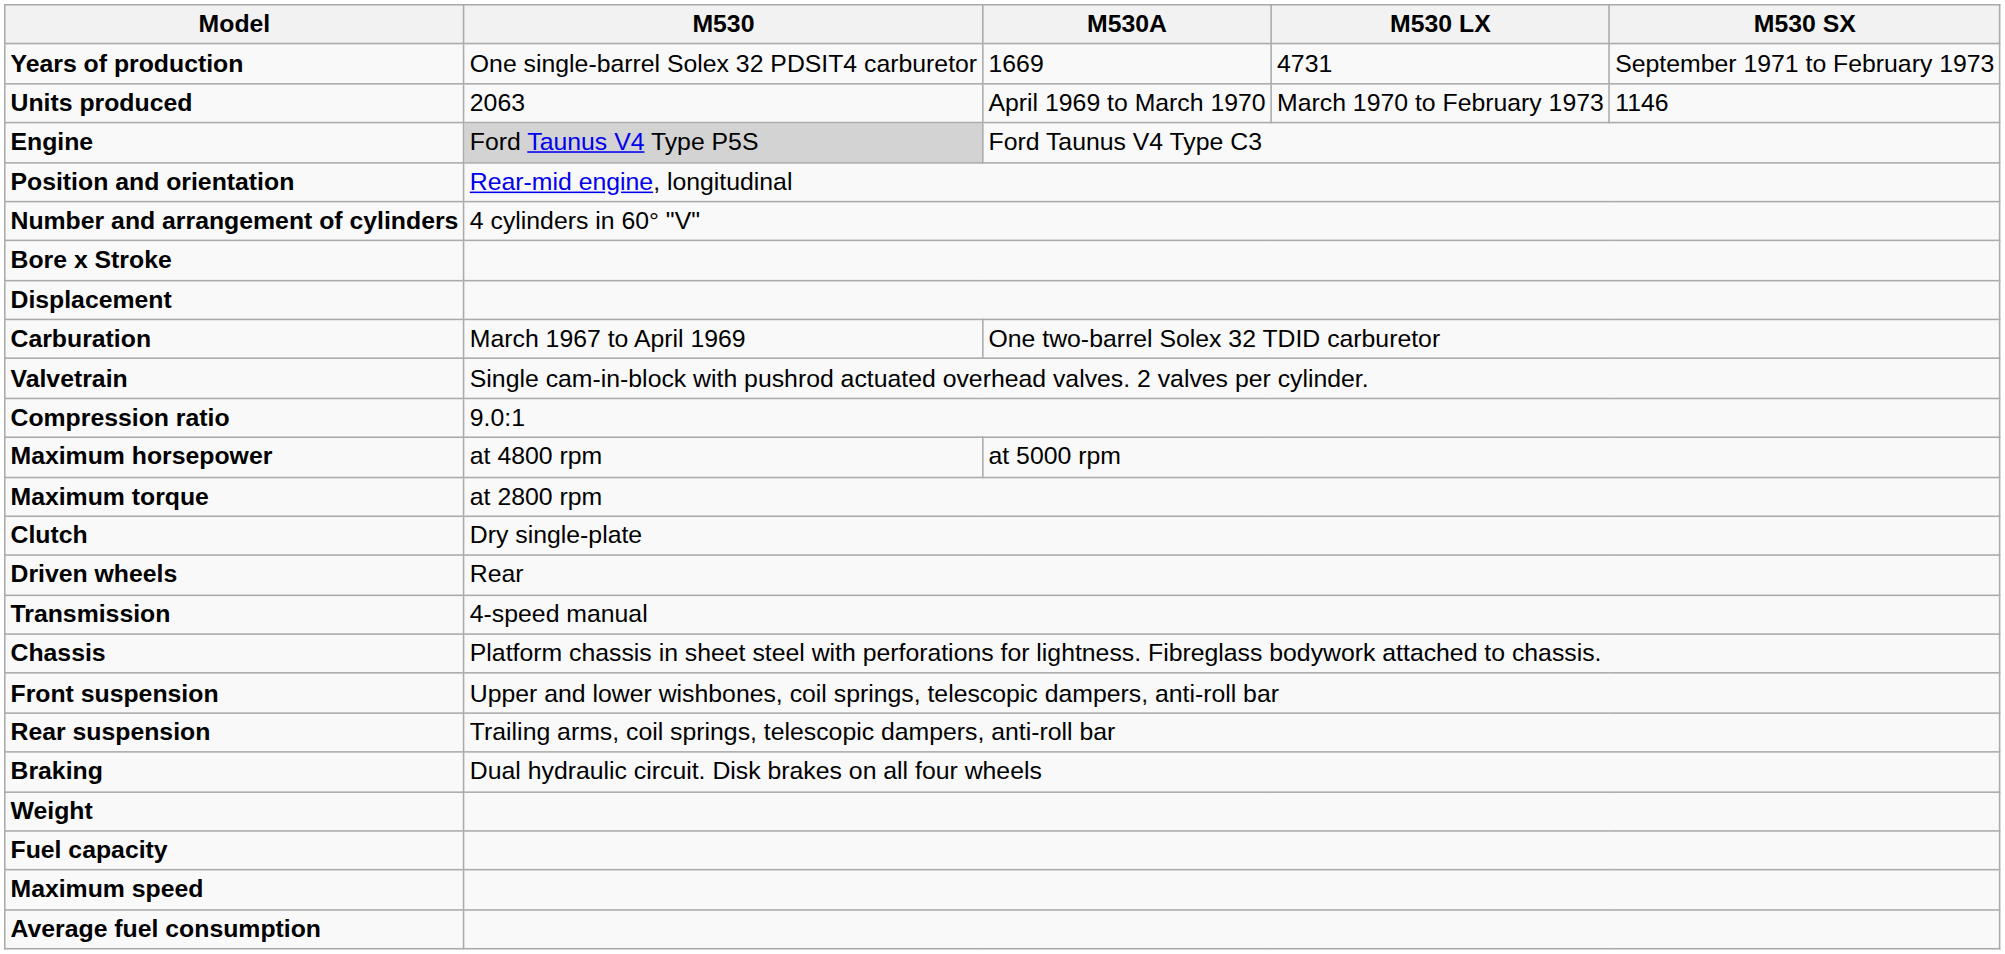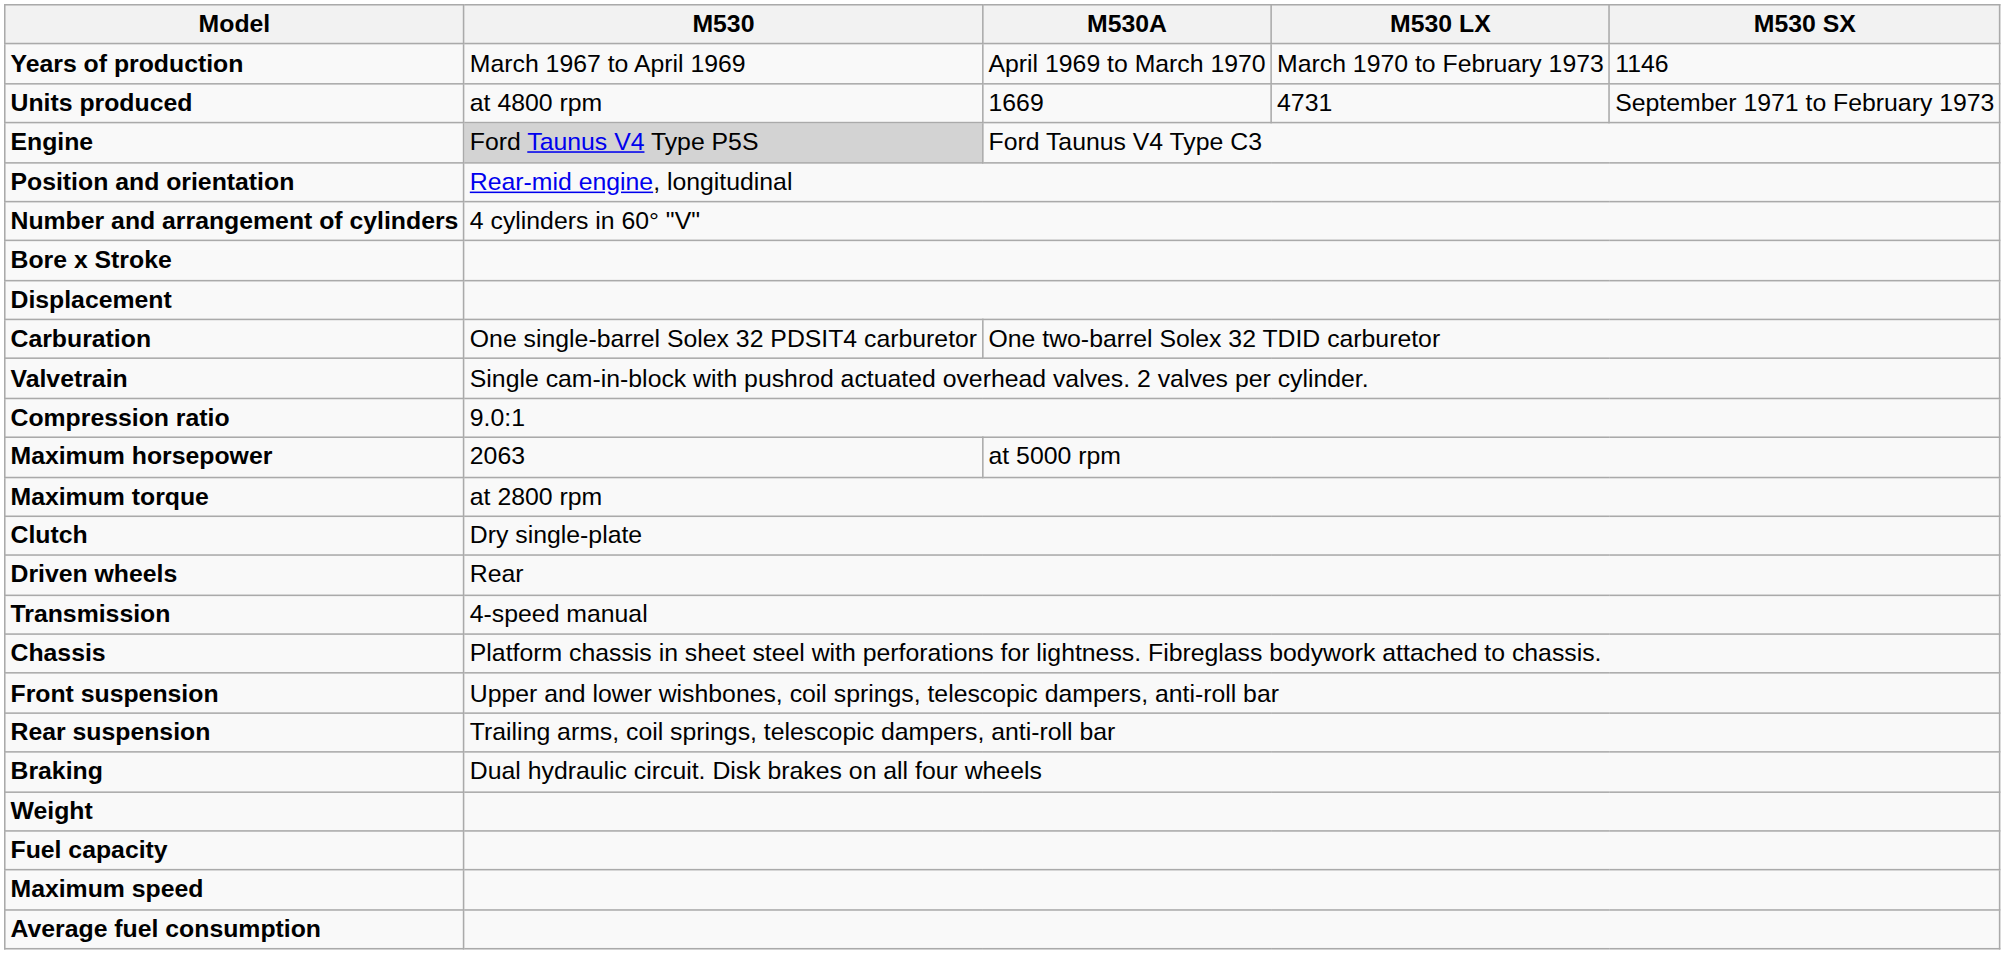(723, 63) One single-barrel Solex 32 PDSIT4 carburetor -> (608, 63) March 1967 to April 1969
(1016, 63) 1669 -> (1127, 63) April 1969 to March 1970
(1305, 63) 4731 -> (1440, 63) March 1970 to February 1973
(1805, 63) September 1971 to February 1973 -> (1642, 63) 1146
(497, 102) 2063 -> (536, 102) at 4800 rpm
(1127, 102) April 1969 to March 1970 -> (1016, 102) 1669
(1440, 102) March 1970 to February 1973 -> (1305, 102) 4731
(1642, 102) 1146 -> (1805, 102) September 1971 to February 1973
(608, 338) March 1967 to April 1969 -> (723, 338) One single-barrel Solex 32 PDSIT4 carburetor
(536, 456) at 4800 rpm -> (497, 456) 2063
